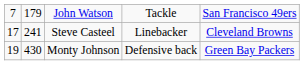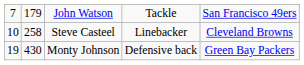(13, 32) 17 -> (13, 32) 10
(33, 32) 241 -> (33, 32) 258
